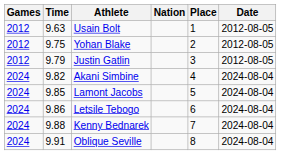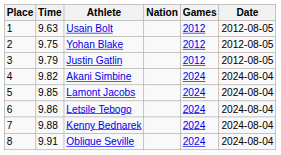columns swapped: (203, 13) <-> (24, 13)
